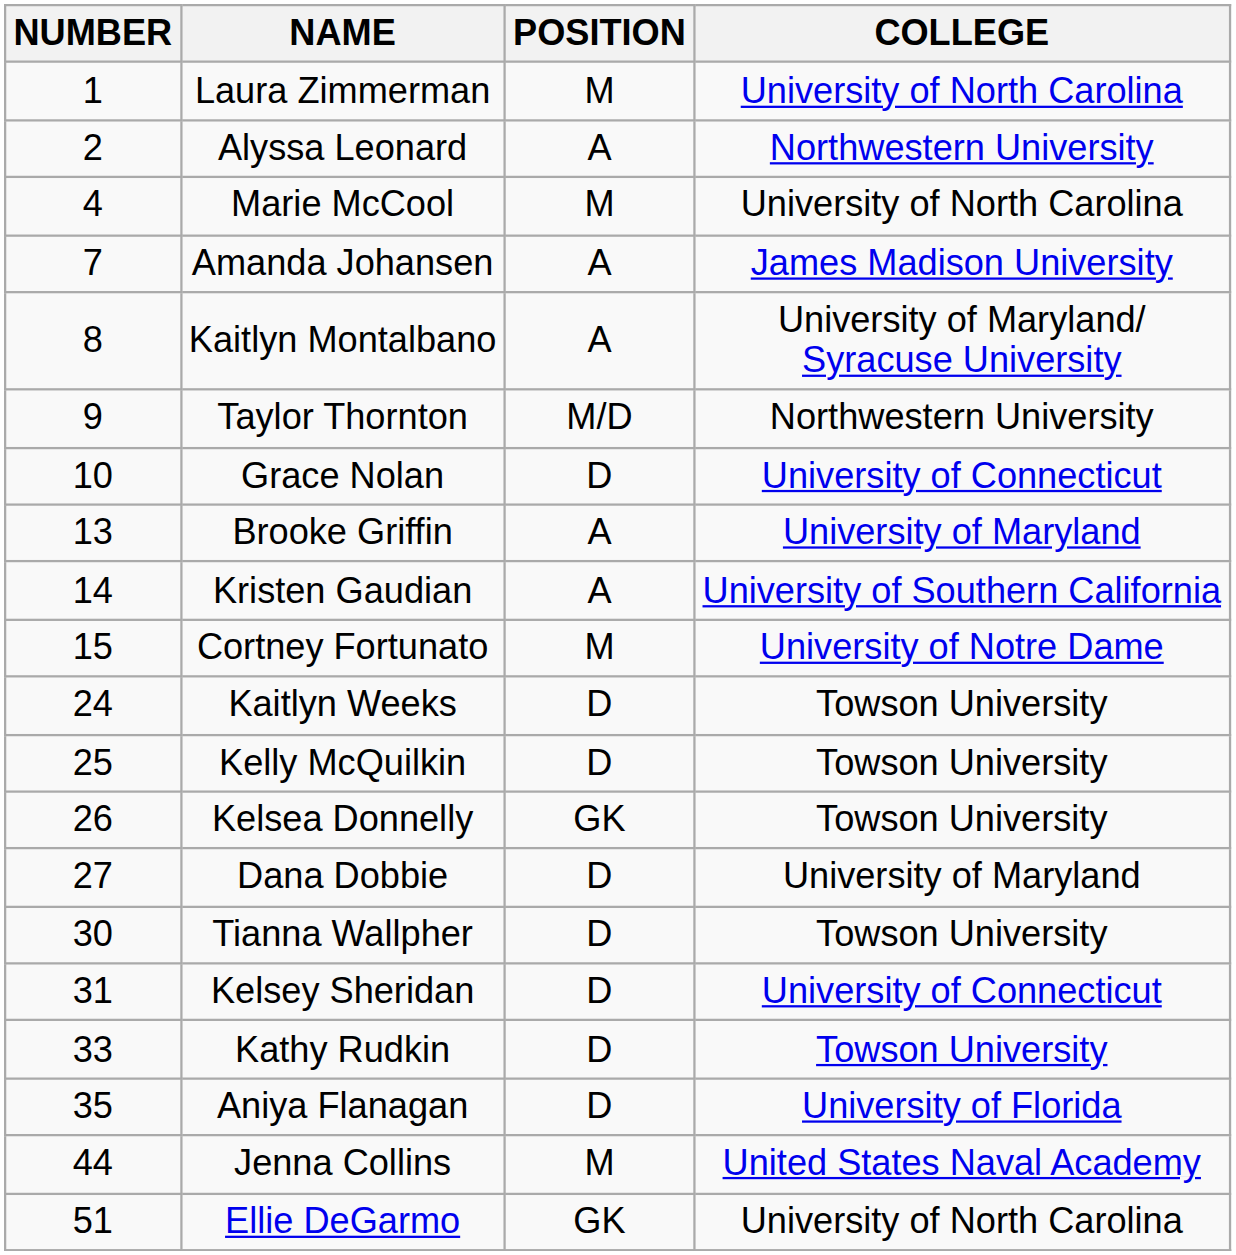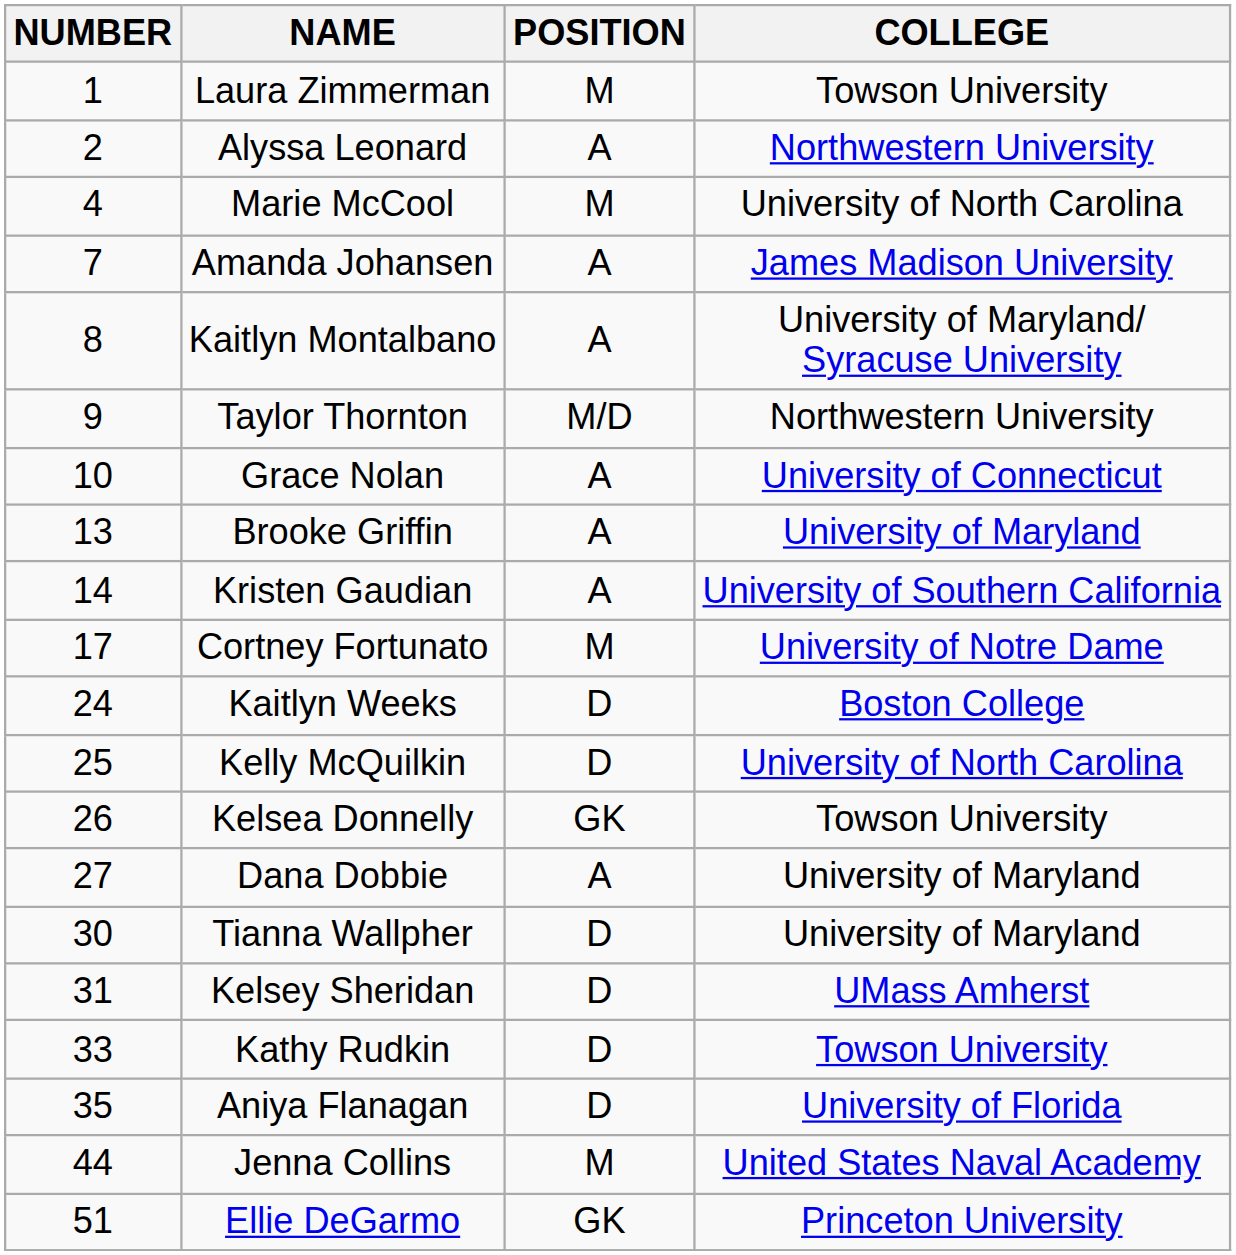(962, 90) University of North Carolina -> (962, 90) Towson University
(599, 475) D -> (599, 475) A
(93, 647) 15 -> (93, 647) 17
(962, 704) Towson University -> (962, 704) Boston College
(962, 762) Towson University -> (962, 762) University of North Carolina
(599, 876) D -> (599, 876) A
(962, 934) Towson University -> (962, 934) University of Maryland
(962, 991) University of Connecticut -> (962, 991) UMass Amherst
(962, 1220) University of North Carolina -> (962, 1220) Princeton University
